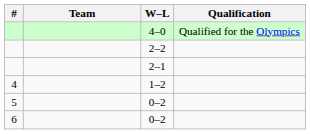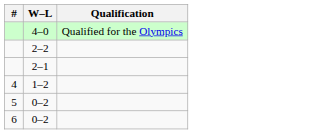- column: (82, 13)
